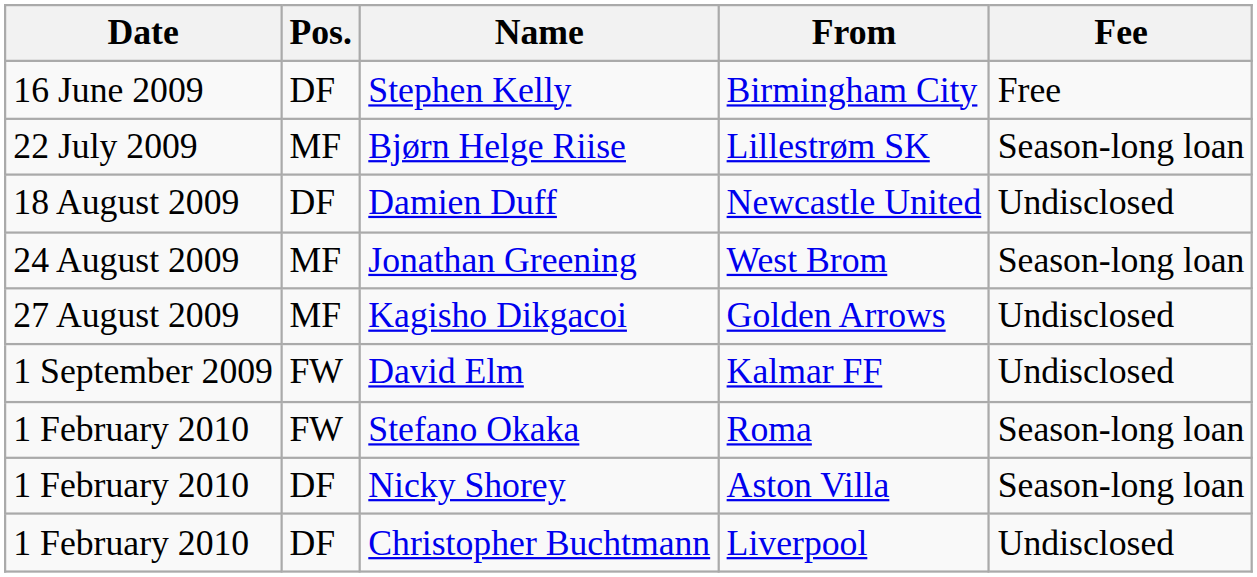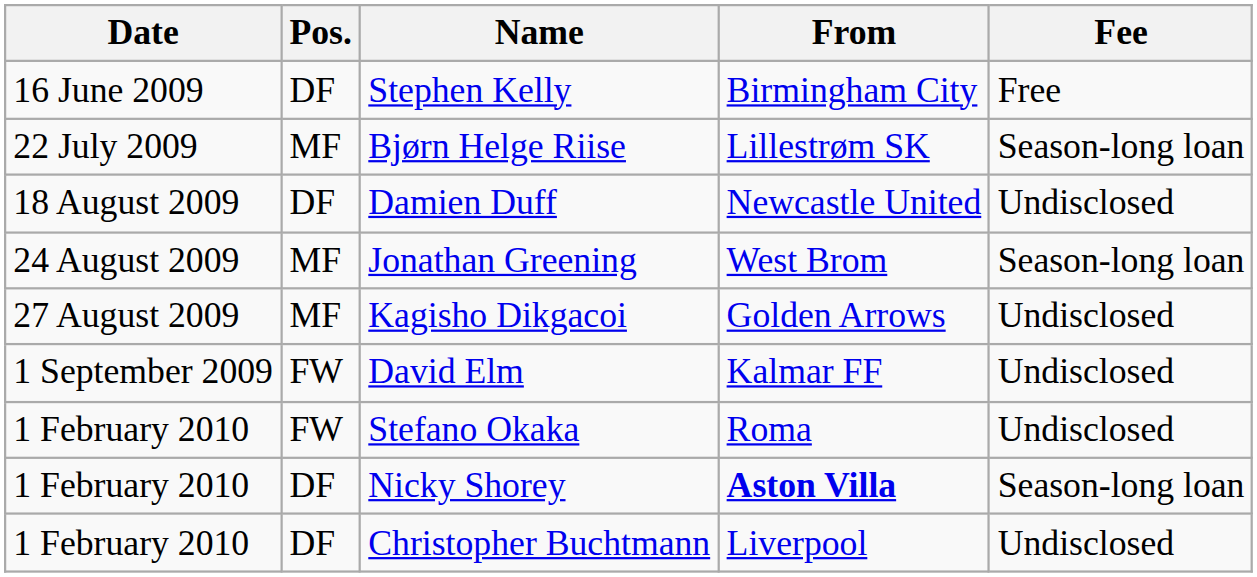(1121, 428) Season-long loan -> (1086, 428) Undisclosed
(808, 485) normal -> (811, 485) bold
